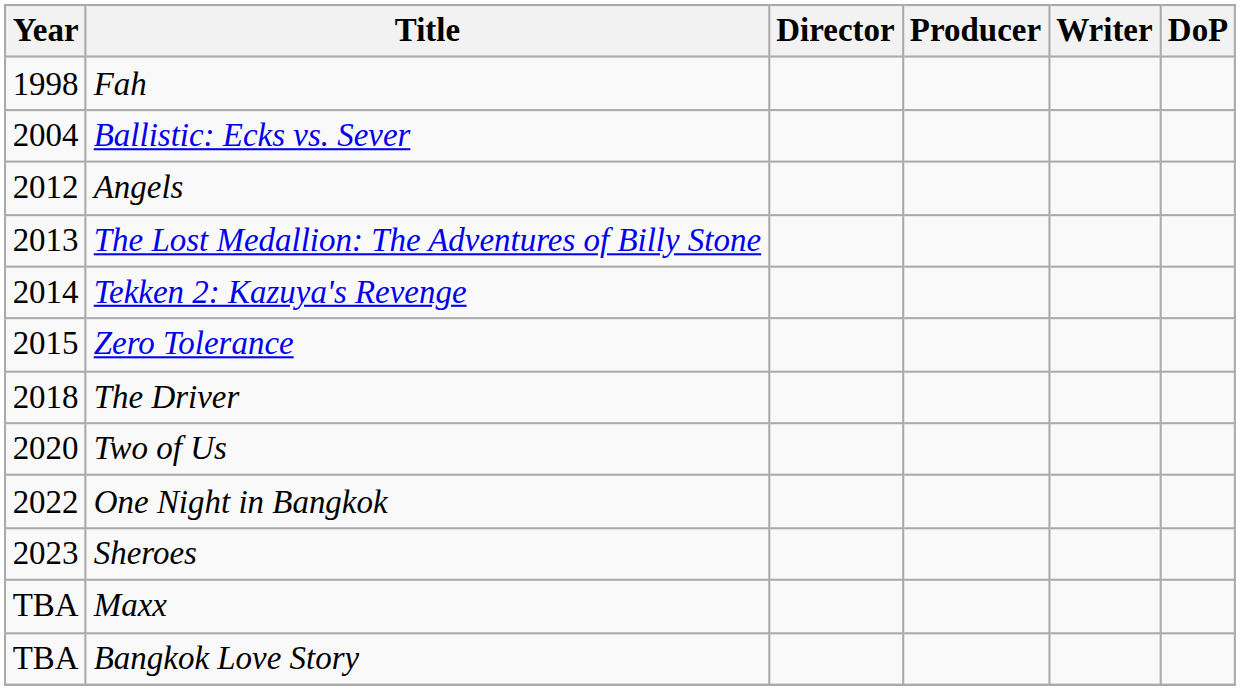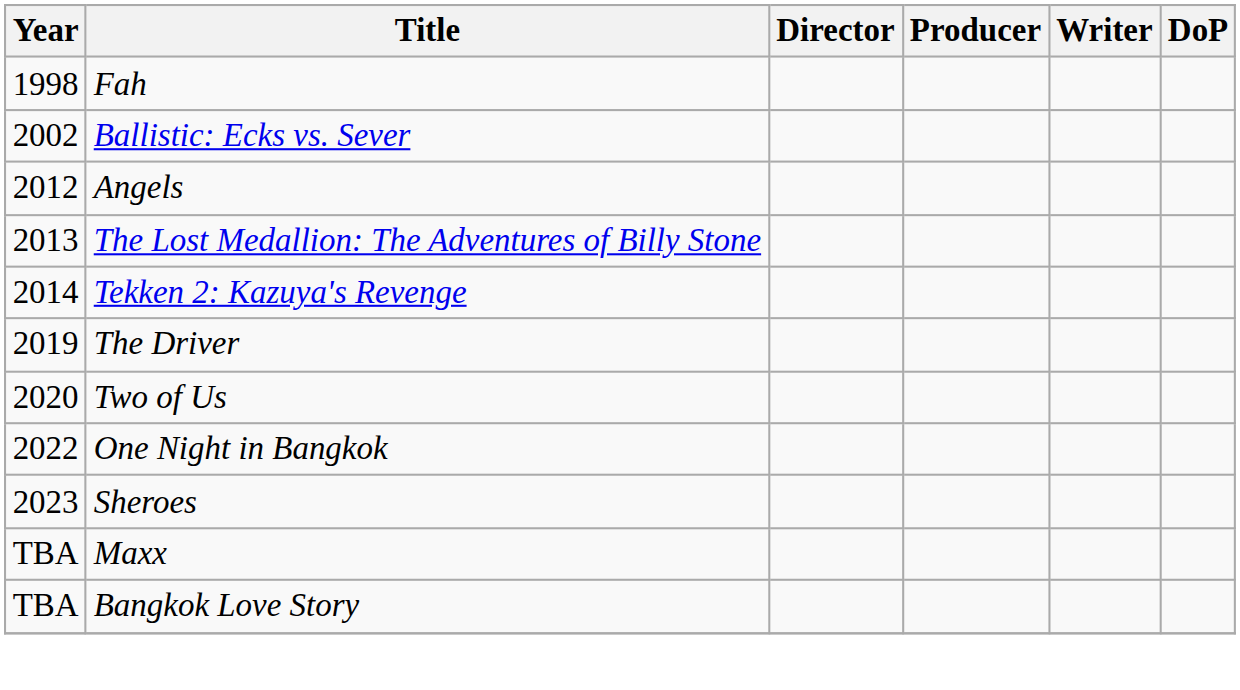(46, 135) 2004 -> (46, 135) 2002
- row: (194, 344)
(46, 396) 2018 -> (46, 344) 2019
